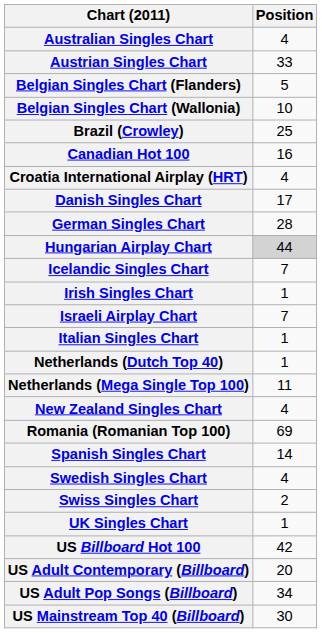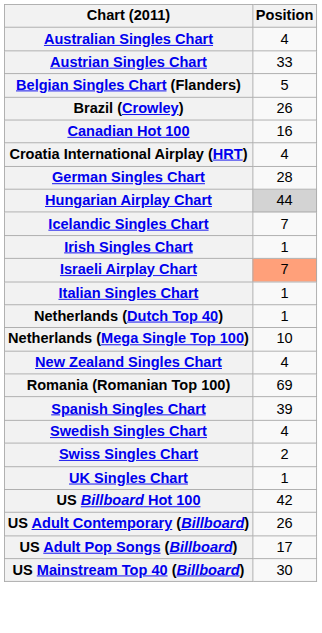- row: (128, 108)
(285, 131) 25 -> (285, 108) 26
- row: (128, 200)
(285, 316) no background -> (285, 270) lightsalmon background
(285, 385) 11 -> (285, 339) 10
(285, 454) 14 -> (285, 408) 39
(285, 570) 20 -> (285, 524) 26
(285, 593) 34 -> (285, 547) 17
